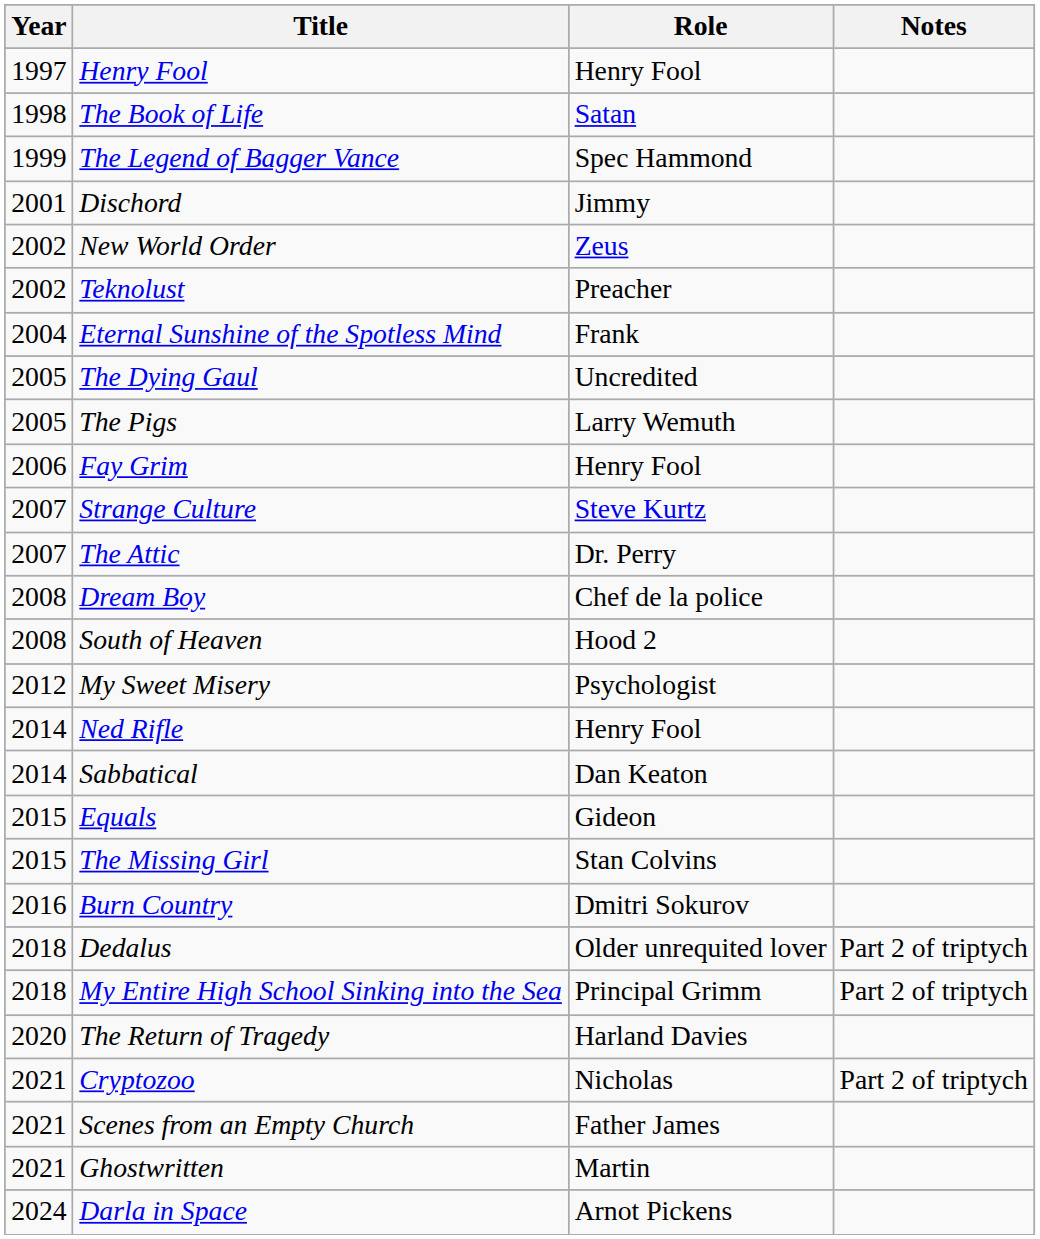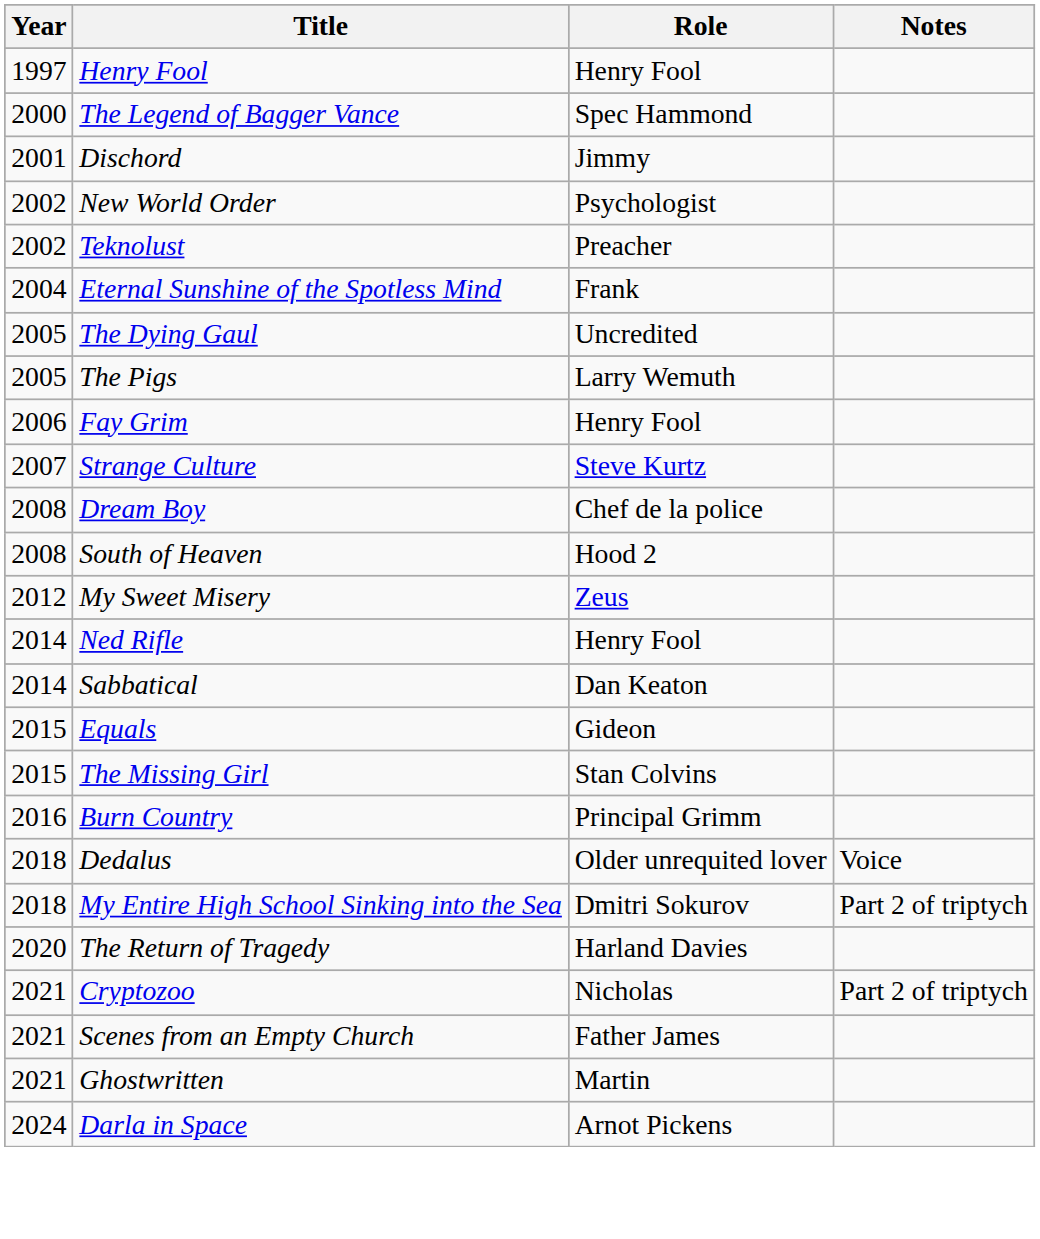- row: (171, 114)
(39, 158) 1999 -> (39, 114) 2000
(602, 245) Zeus -> (645, 202) Psychologist
- row: (129, 553)
(645, 684) Psychologist -> (602, 597) Zeus
(662, 904) Dmitri Sokurov -> (668, 816) Principal Grimm
(934, 948) Part 2 of triptych -> (871, 860) Voice
(668, 992) Principal Grimm -> (662, 904) Dmitri Sokurov
